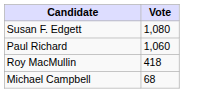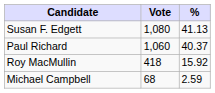+ column: (195, 12)
